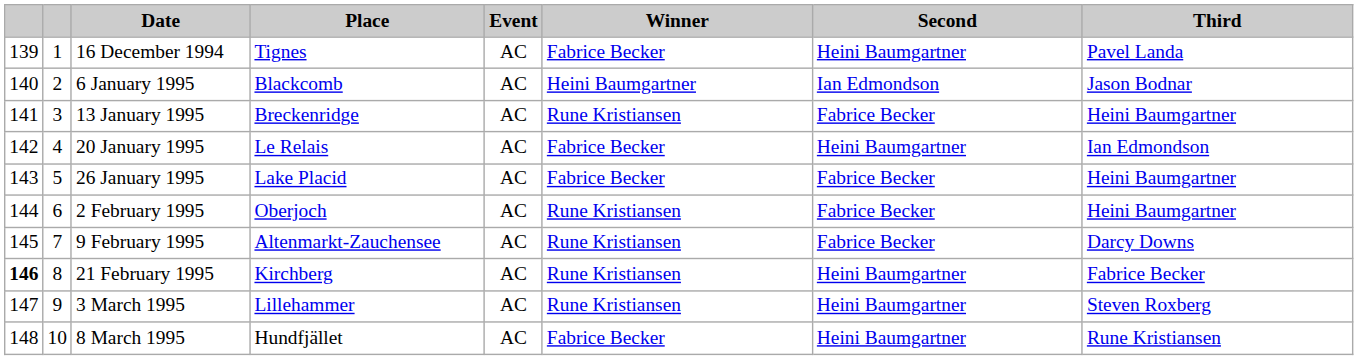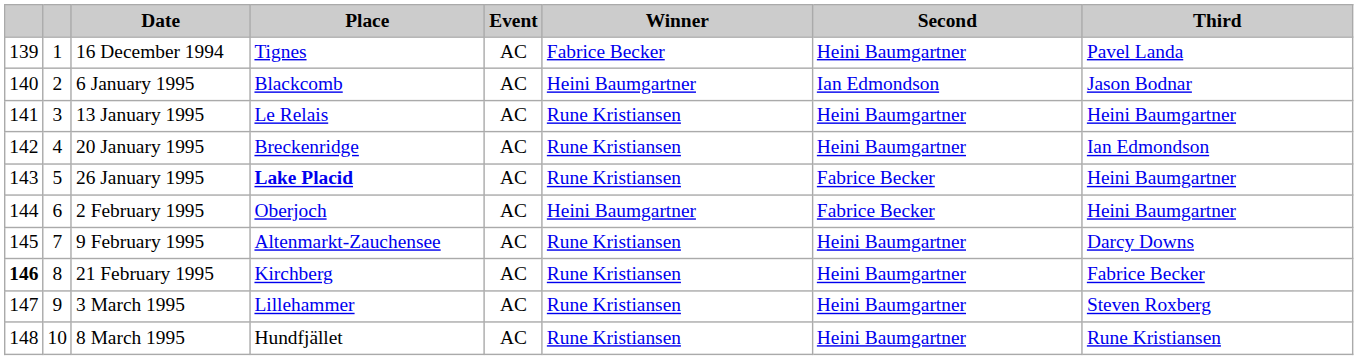(307, 115) Breckenridge -> (291, 115) Le Relais
(876, 115) Fabrice Becker -> (891, 115) Heini Baumgartner
(291, 147) Le Relais -> (307, 147) Breckenridge
(606, 147) Fabrice Becker -> (614, 147) Rune Kristiansen
(300, 178) normal -> (304, 178) bold
(606, 178) Fabrice Becker -> (614, 178) Rune Kristiansen
(614, 210) Rune Kristiansen -> (621, 210) Heini Baumgartner
(876, 242) Fabrice Becker -> (891, 242) Heini Baumgartner
(606, 337) Fabrice Becker -> (614, 337) Rune Kristiansen
